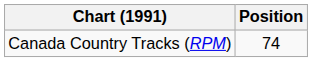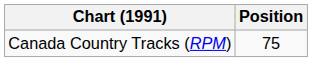(271, 43) 74 -> (271, 43) 75
